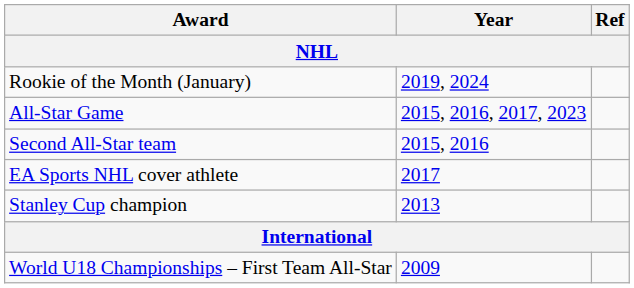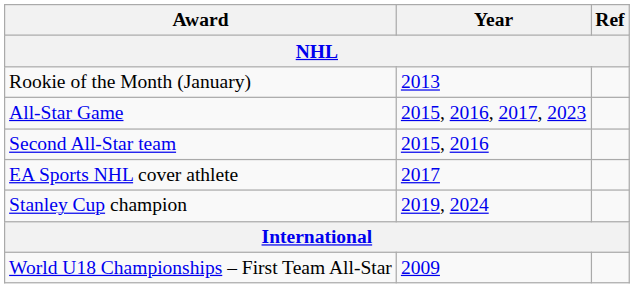(445, 81) 2019, 2024 -> (420, 81) 2013
(420, 205) 2013 -> (445, 205) 2019, 2024
